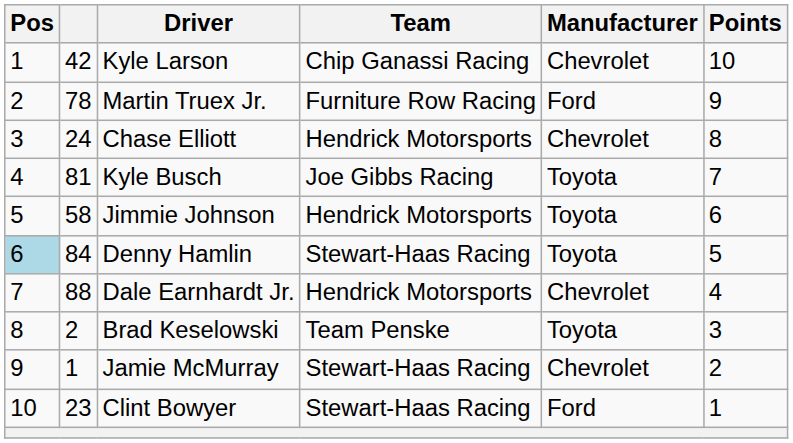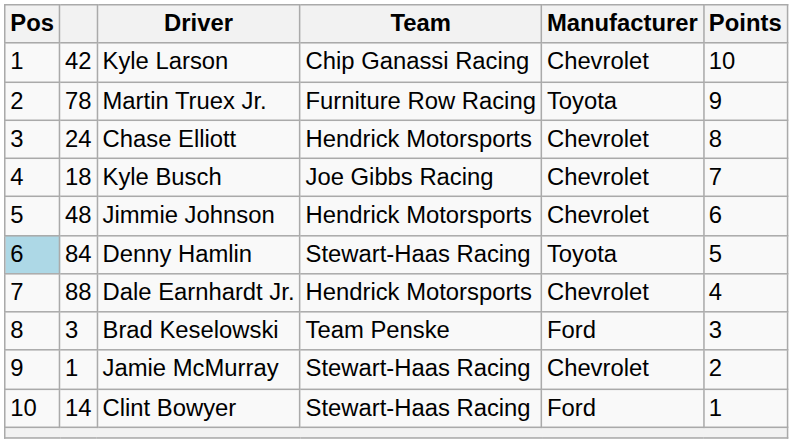(571, 100) Ford -> (582, 100) Toyota
(78, 176) 81 -> (78, 176) 18
(582, 176) Toyota -> (598, 176) Chevrolet
(78, 215) 58 -> (78, 215) 48
(582, 215) Toyota -> (598, 215) Chevrolet
(72, 330) 2 -> (72, 330) 3
(582, 330) Toyota -> (571, 330) Ford
(78, 407) 23 -> (78, 407) 14
